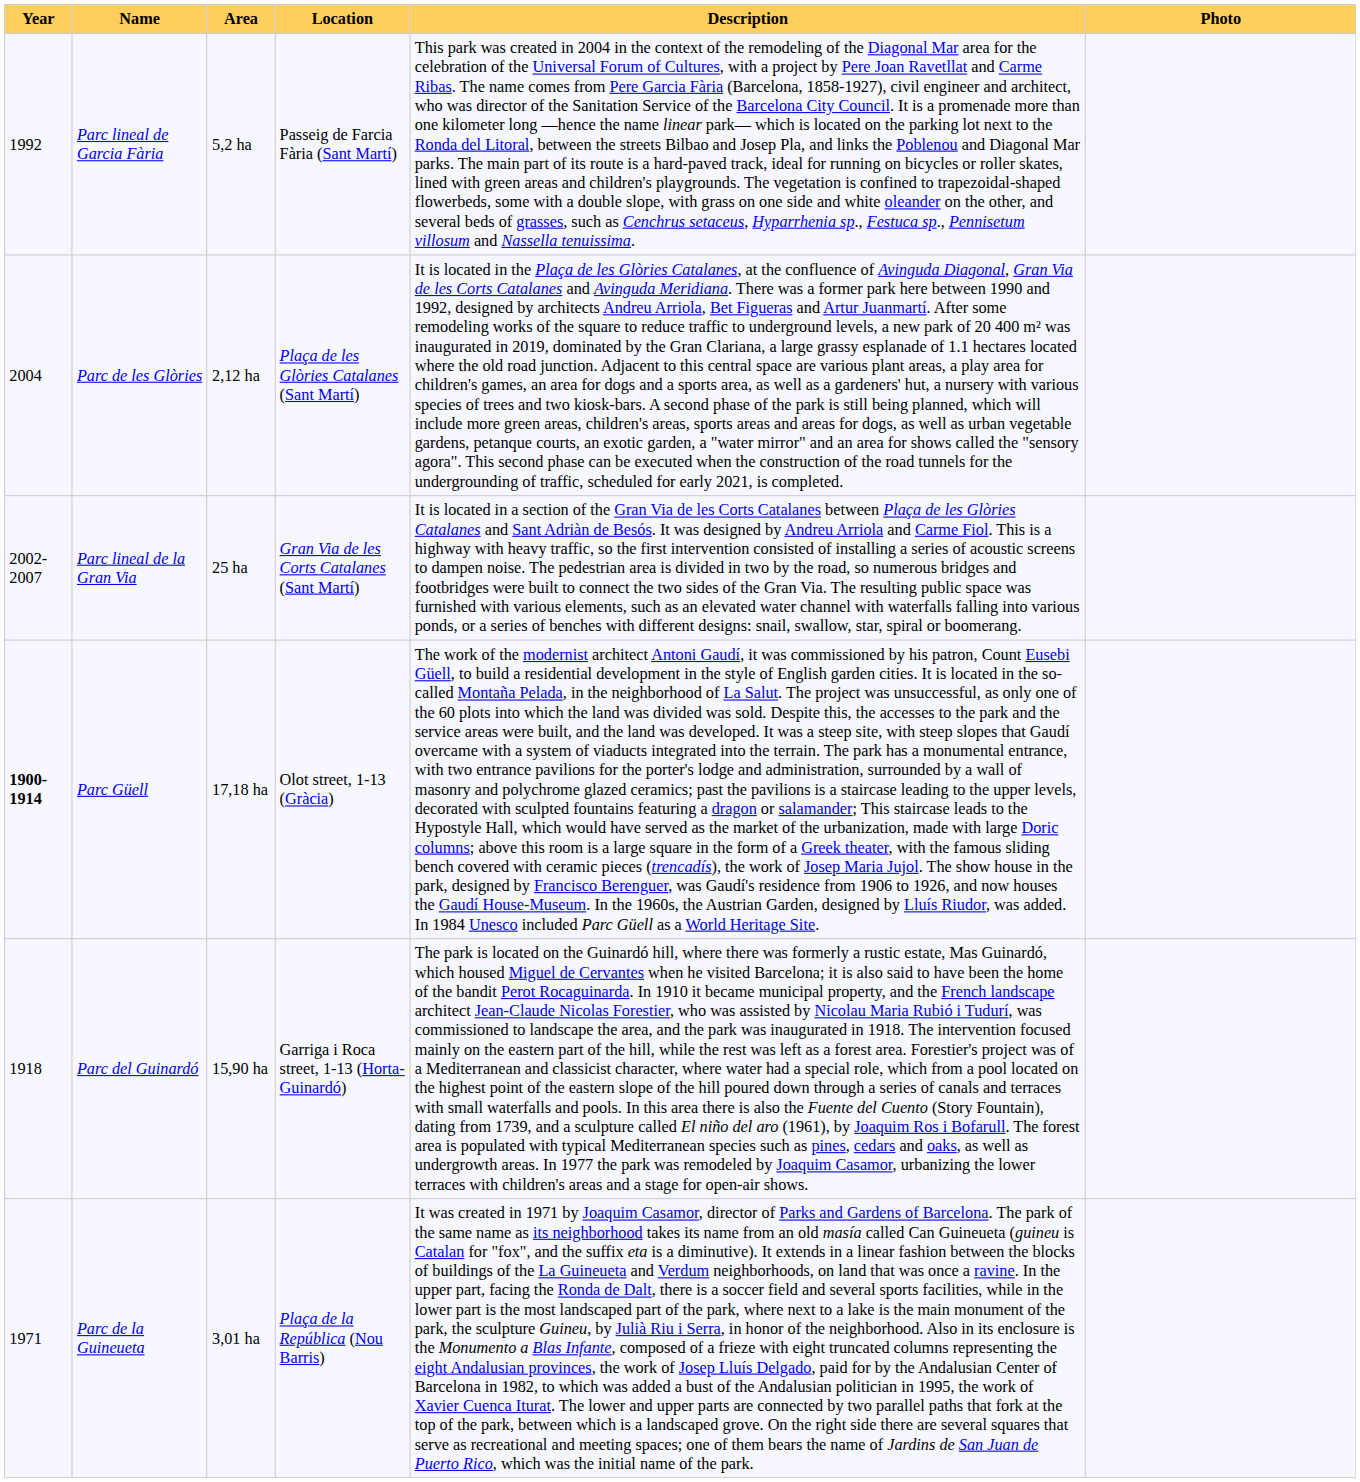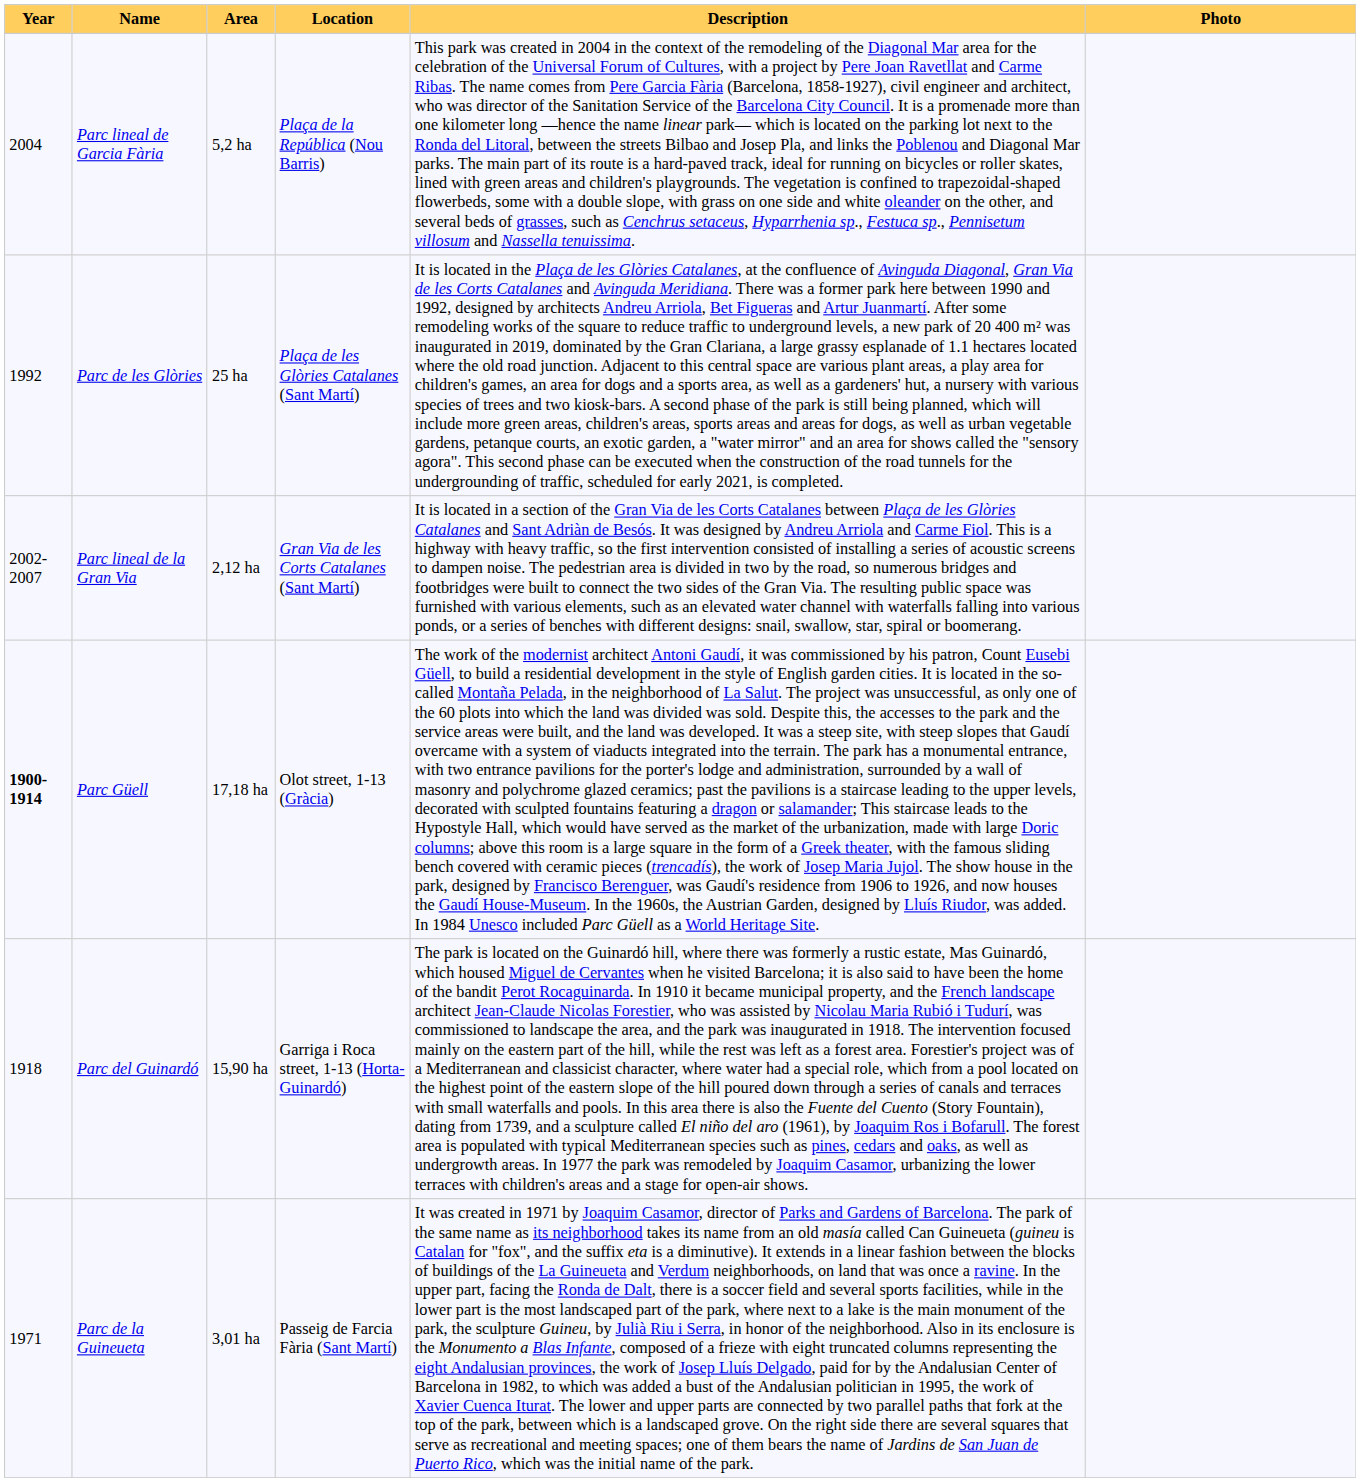(26, 144) 1992 -> (26, 144) 2004
(338, 144) Passeig de Farcia Fària (Sant Martí) -> (331, 144) Plaça de la República (Nou Barris)
(26, 375) 2004 -> (26, 375) 1992
(236, 375) 2,12 ha -> (230, 375) 25 ha
(230, 567) 25 ha -> (236, 567) 2,12 ha
(331, 1338) Plaça de la República (Nou Barris) -> (338, 1338) Passeig de Farcia Fària (Sant Martí)
